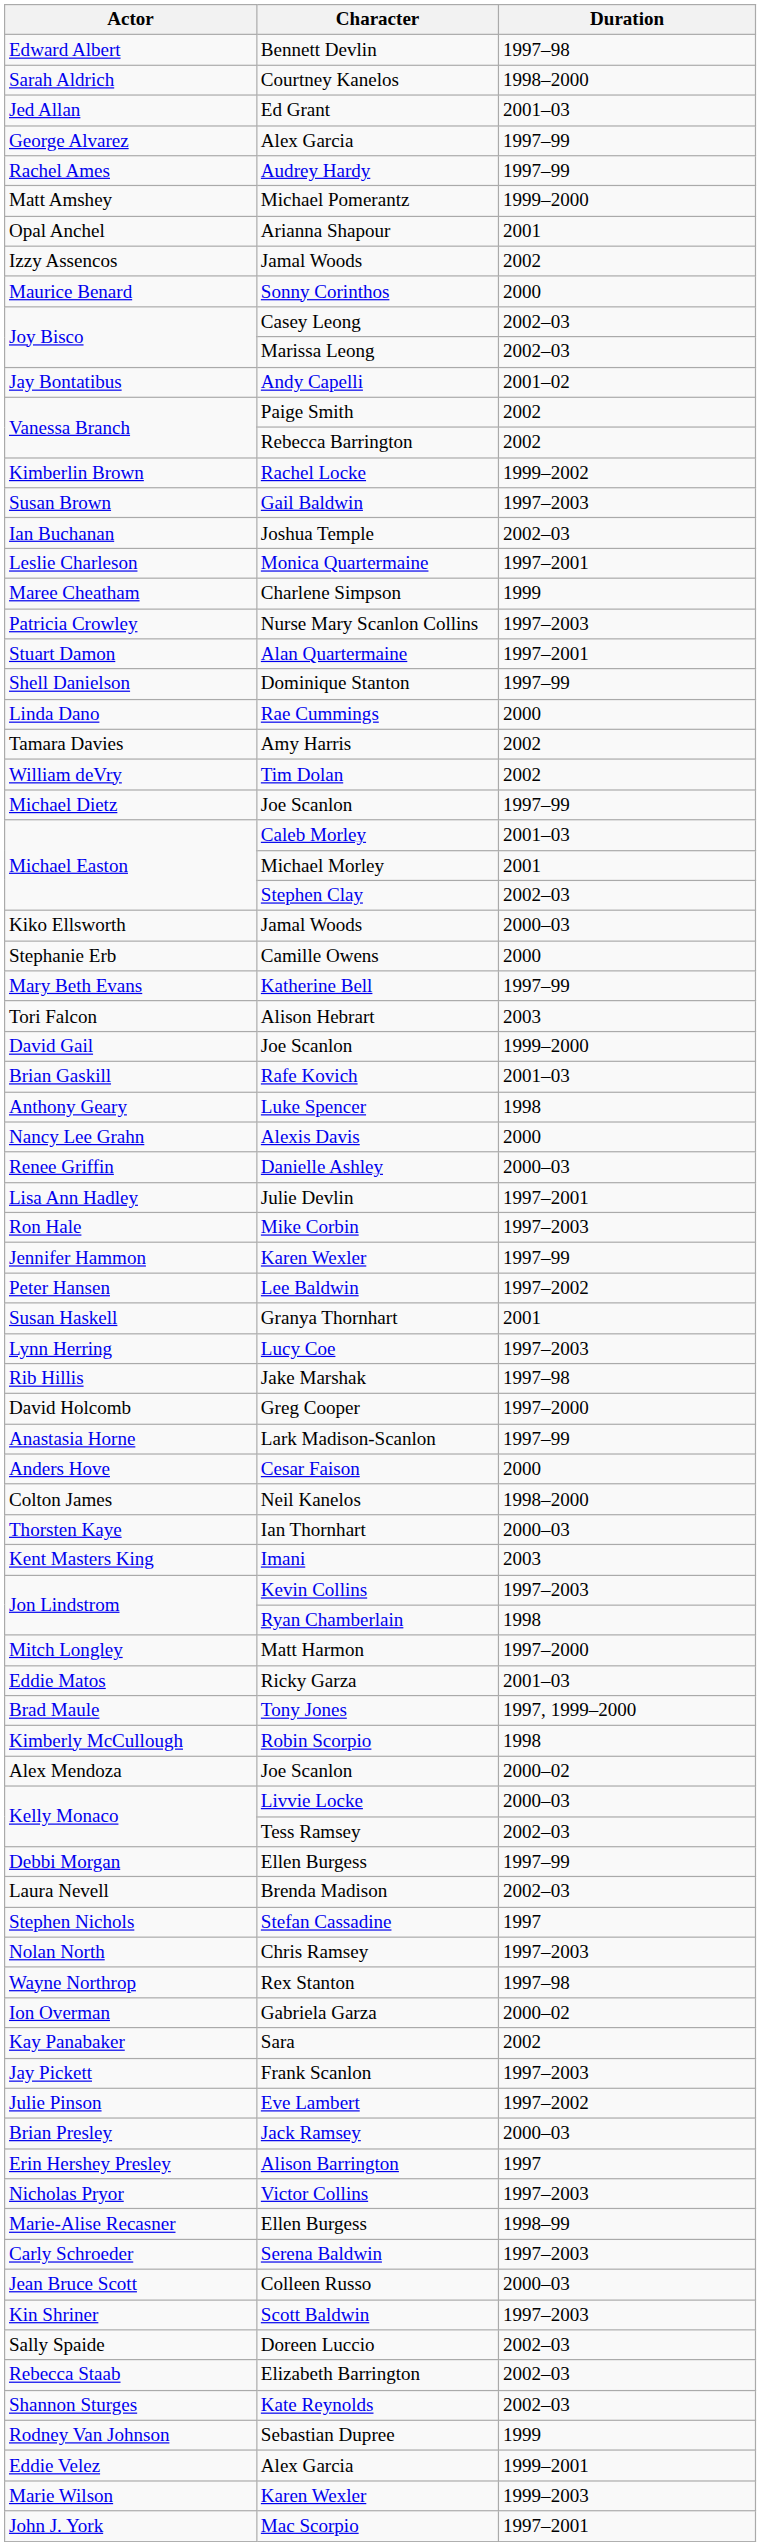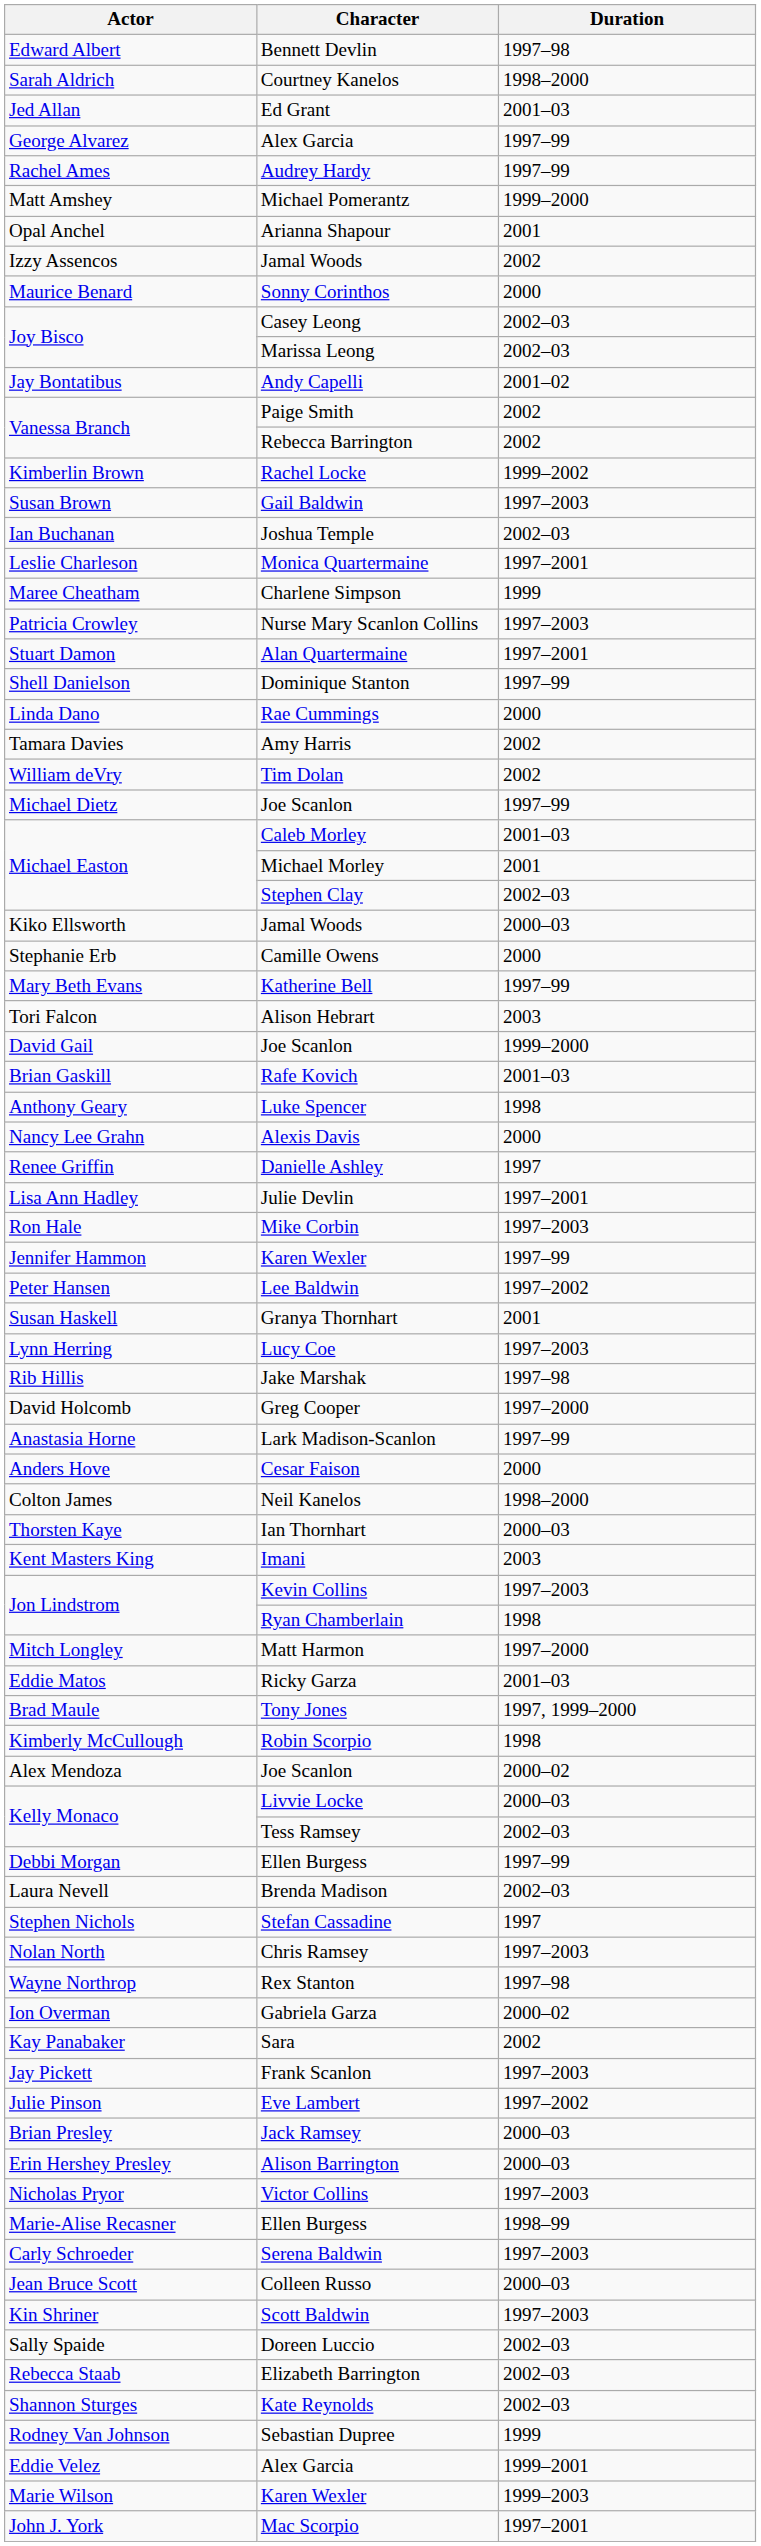(536, 1167) 2000–03 -> (522, 1167) 1997
(522, 2163) 1997 -> (536, 2163) 2000–03
